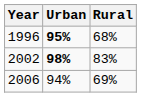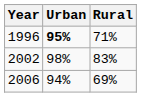(105, 37) 68% -> (105, 37) 71%
(58, 59) bold -> (58, 59) normal
